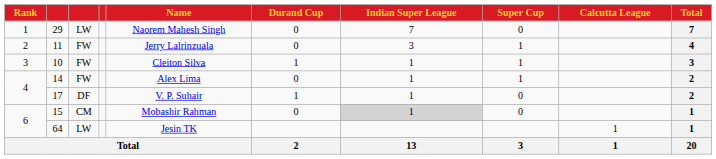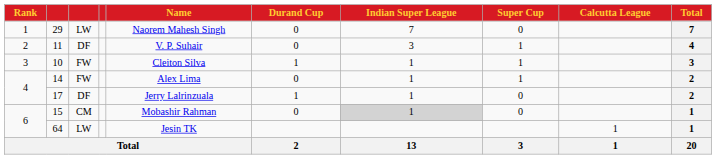(84, 46) FW -> (84, 46) DF
(179, 46) Jerry Lalrinzuala -> (179, 46) V. P. Suhair
(179, 96) V. P. Suhair -> (179, 96) Jerry Lalrinzuala
